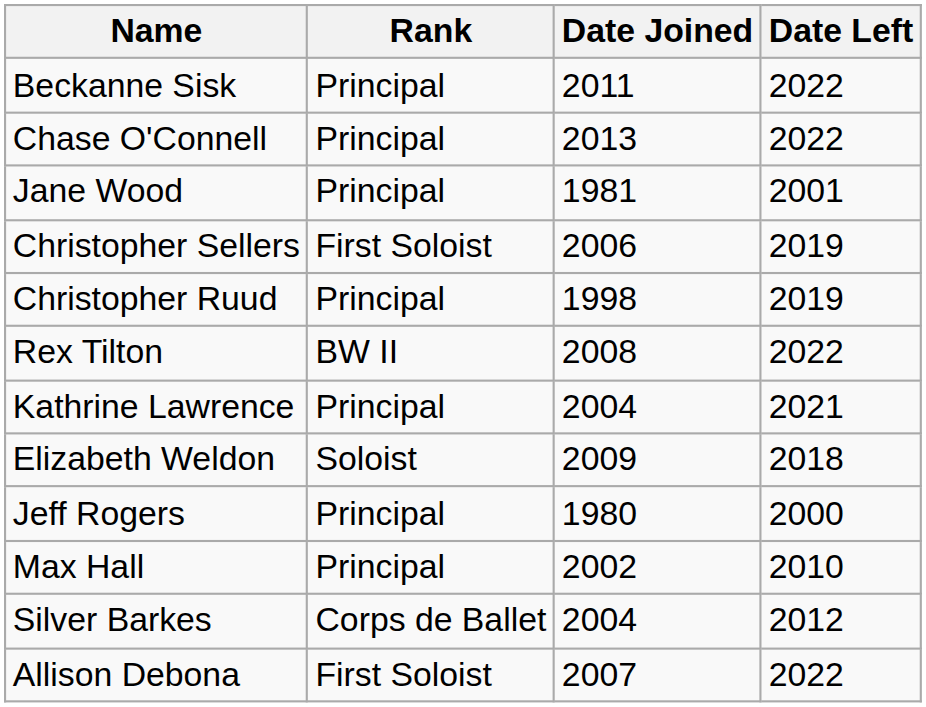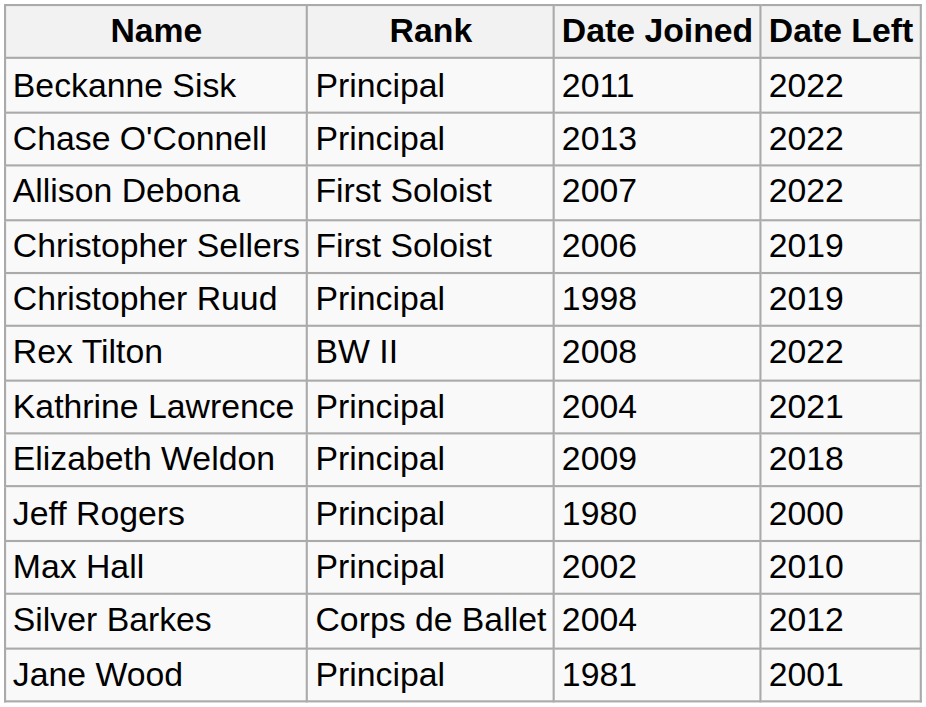rows swapped: (126, 673) <-> (98, 191)
(366, 459) Soloist -> (380, 459) Principal
